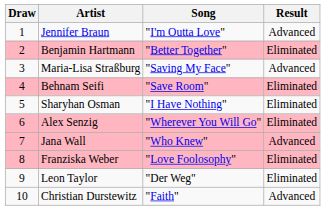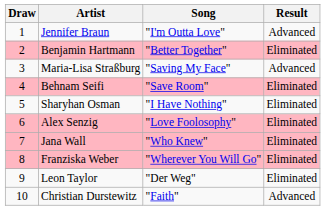(203, 123) "Wherever You Will Go" -> (191, 123) "Love Foolosophy"
(292, 141) Advanced -> (292, 141) Eliminated
(191, 159) "Love Foolosophy" -> (203, 159) "Wherever You Will Go"
